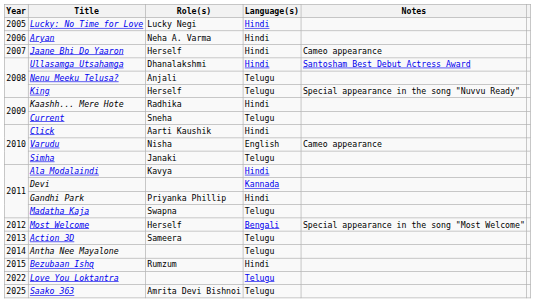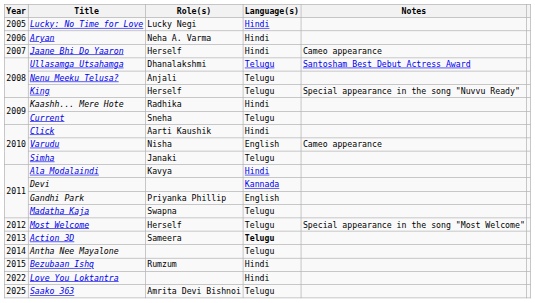(257, 64) Hindi -> (260, 64) Telugu
(257, 198) Hindi -> (262, 198) English
(262, 225) Bengali -> (260, 225) Telugu
(260, 238) normal -> (260, 238) bold
(260, 278) Telugu -> (257, 278) Hindi
